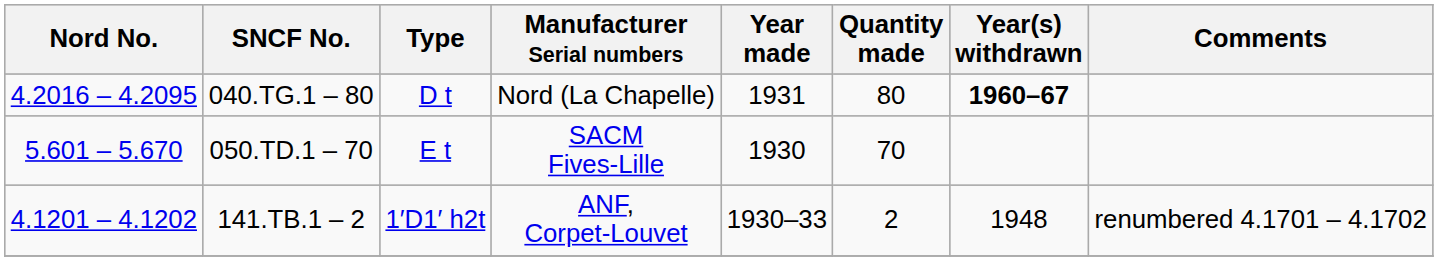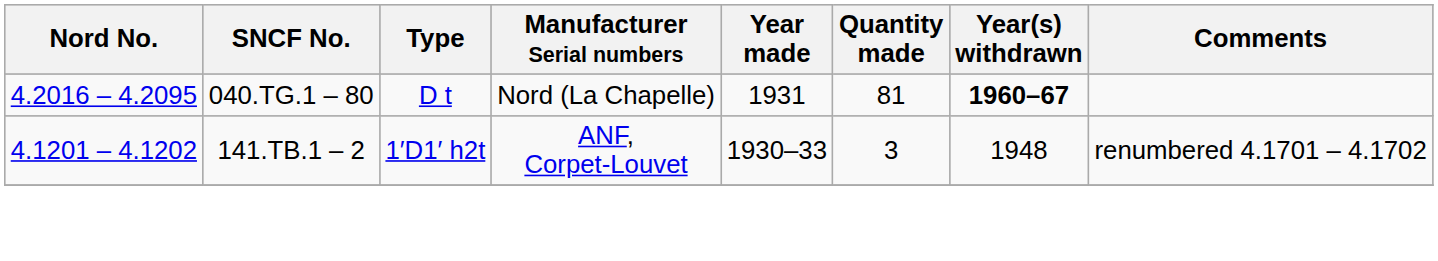(891, 94) 80 -> (891, 94) 81
- row: (291, 150)
(891, 219) 2 -> (891, 150) 3
